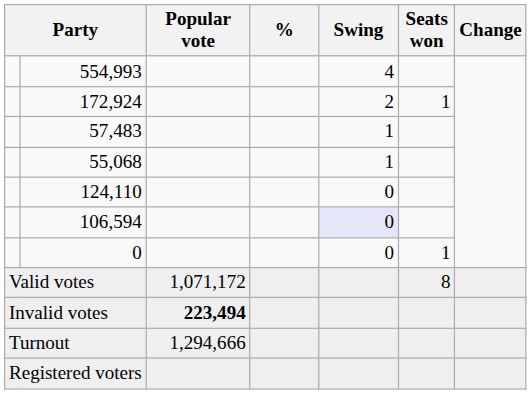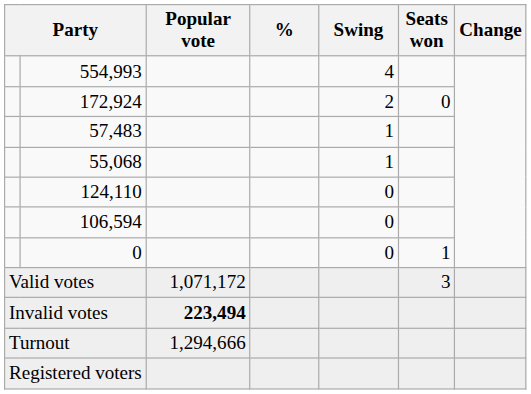(446, 101) 1 -> (446, 101) 0
(389, 222) lavender background -> (389, 222) no background
(446, 282) 8 -> (446, 282) 3
